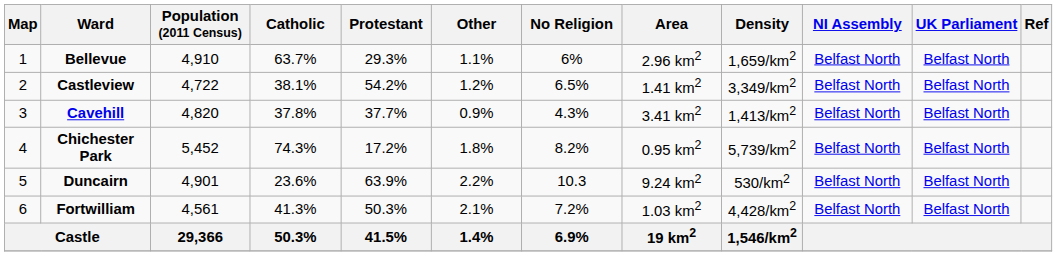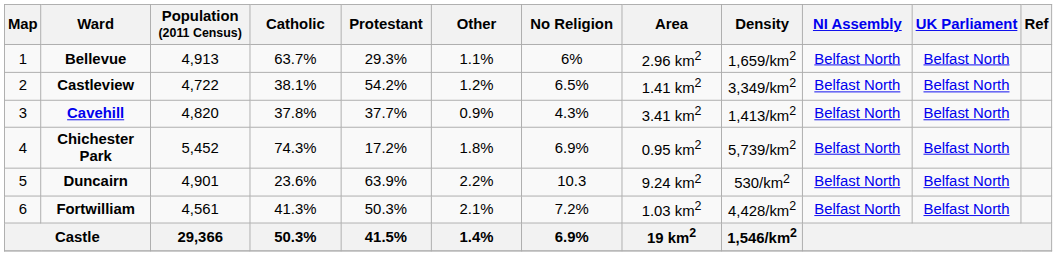(200, 58) 4,910 -> (200, 58) 4,913
(572, 147) 8.2% -> (572, 147) 6.9%
